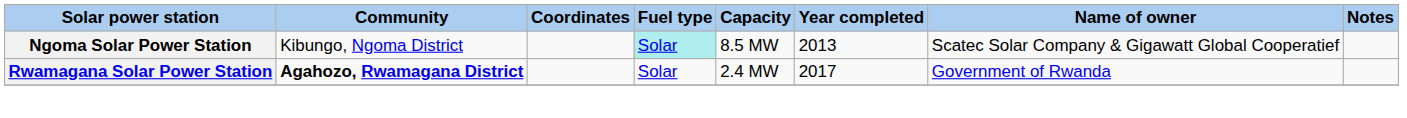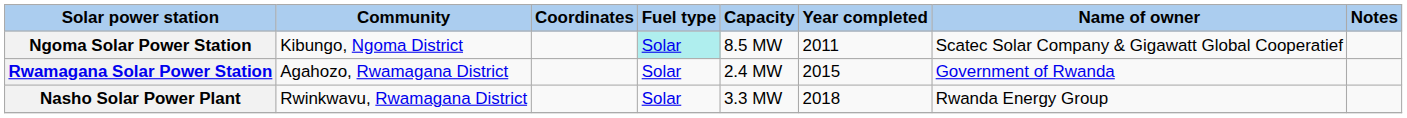(818, 44) 2013 -> (821, 44) 2011
(402, 71) bold -> (394, 71) normal
(818, 71) 2017 -> (821, 71) 2015
+ row: (140, 98)
